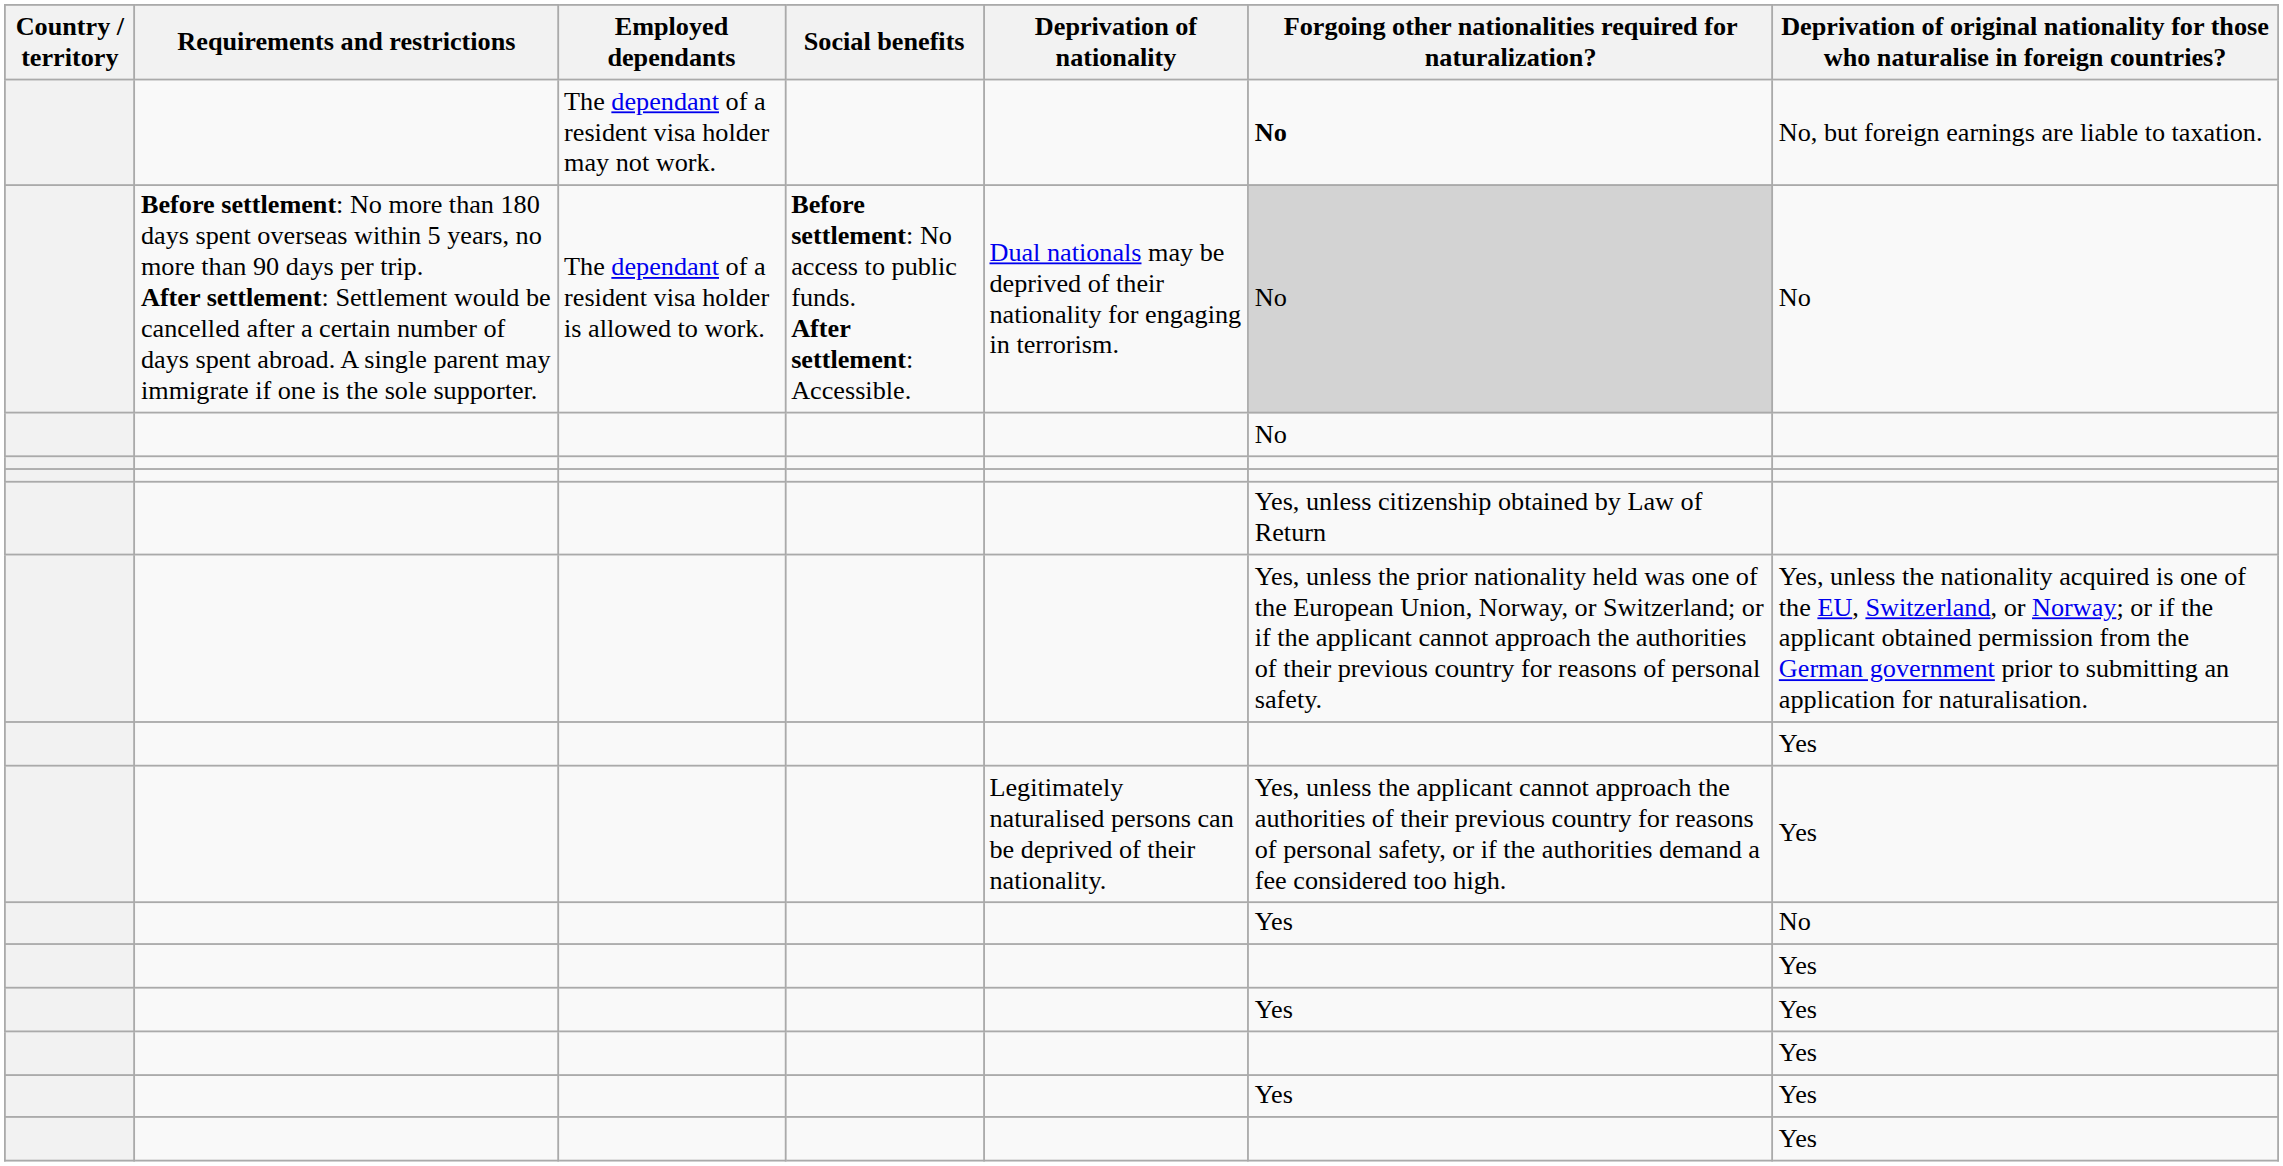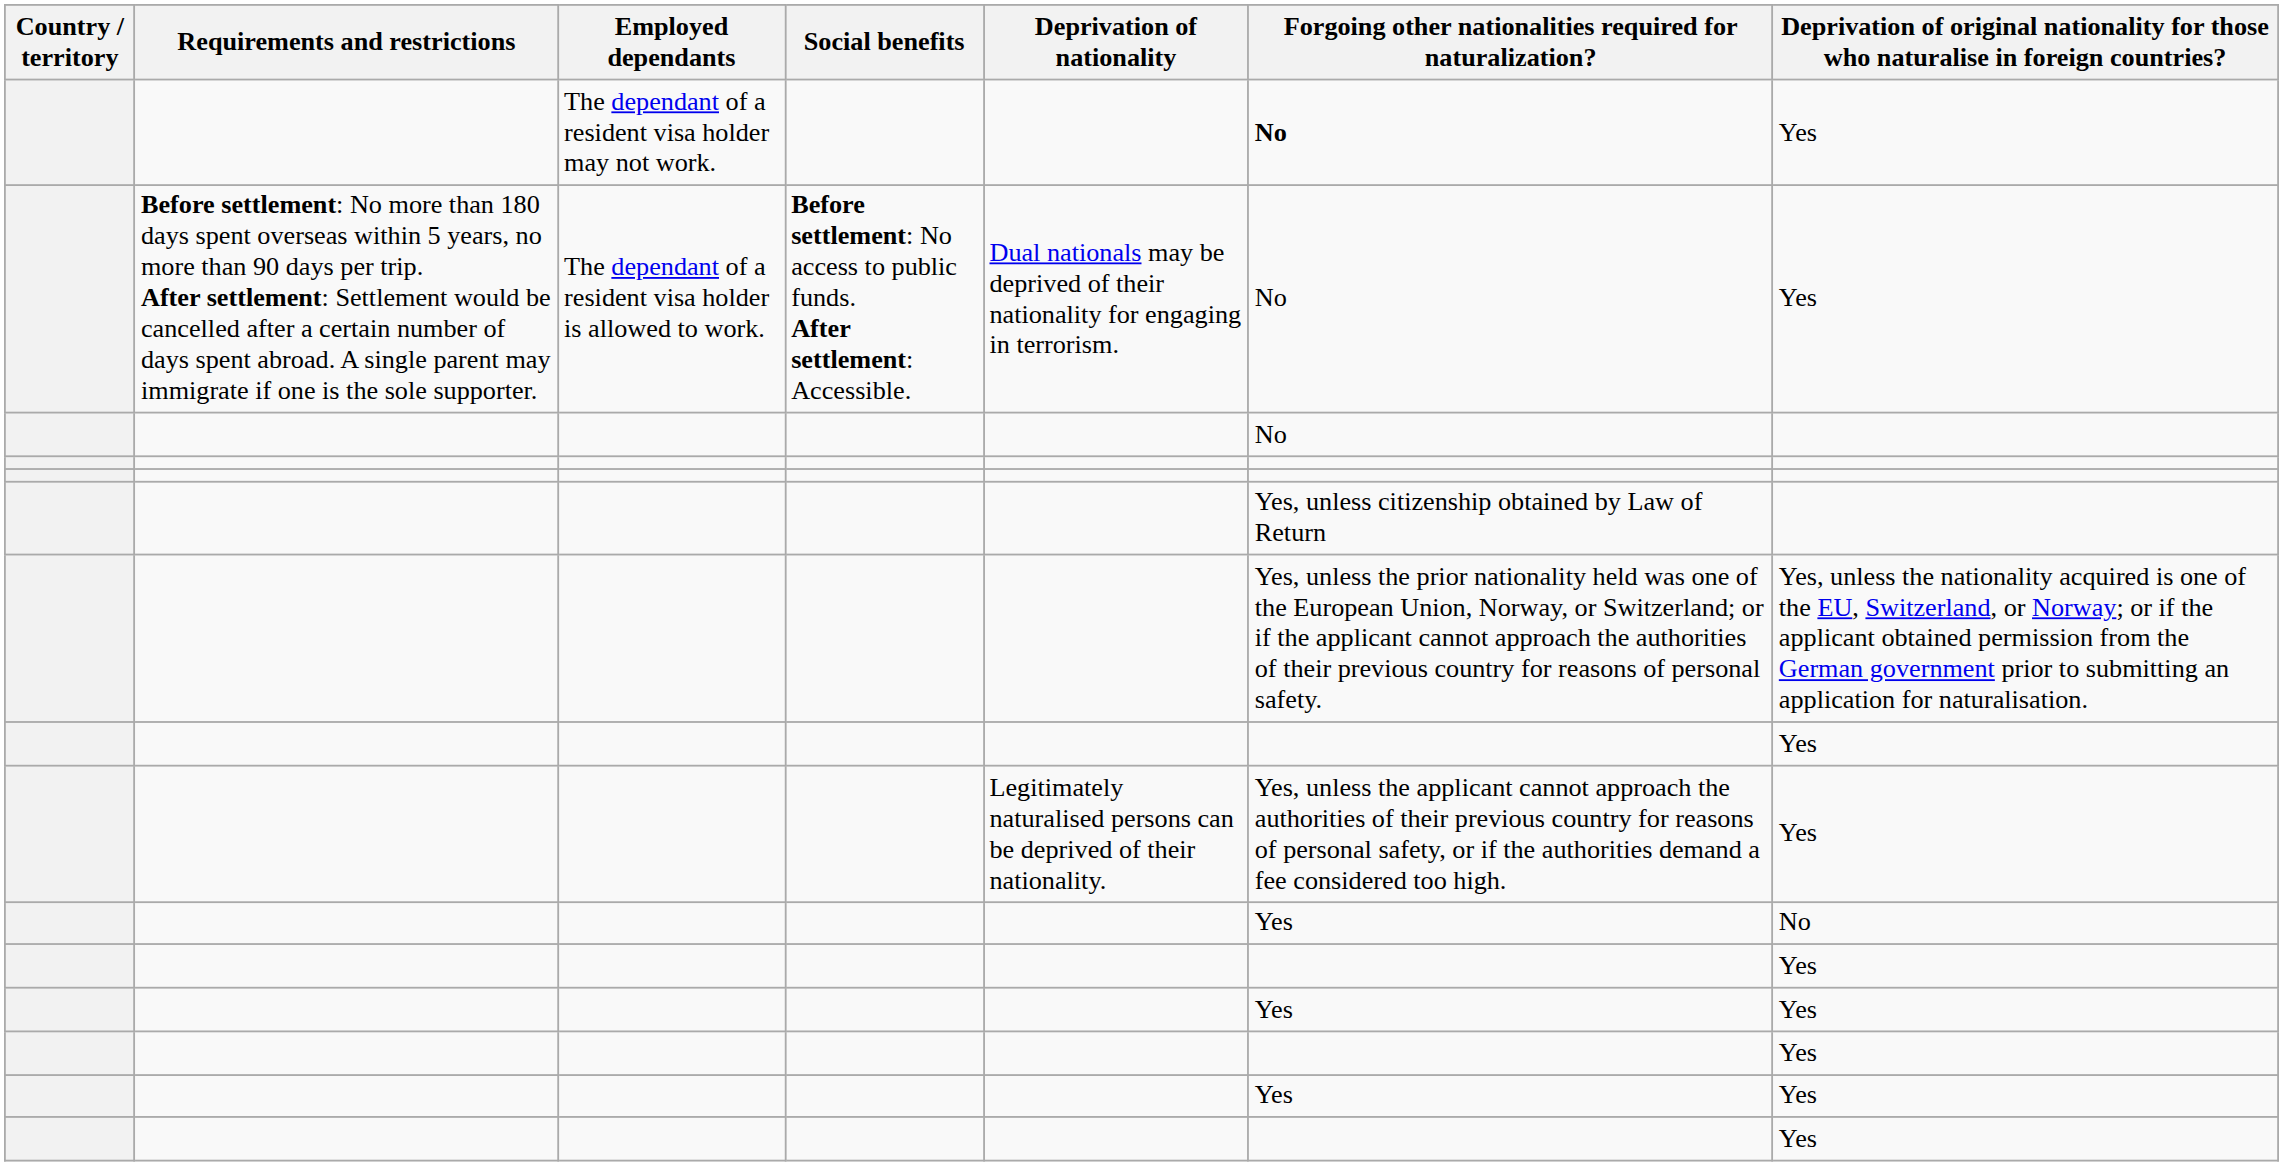(2021, 131) No, but foreign earnings are liable to taxation. -> (1798, 131) Yes
(1271, 298) lightgrey background -> (1271, 298) no background
(1795, 298) No -> (1798, 298) Yes
